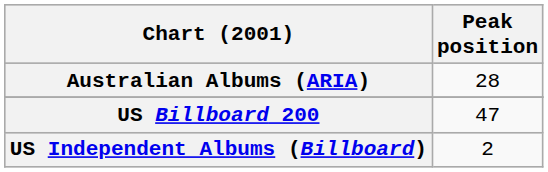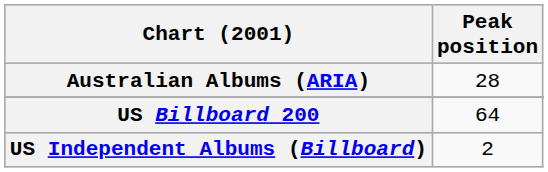(488, 115) 47 -> (488, 115) 64
